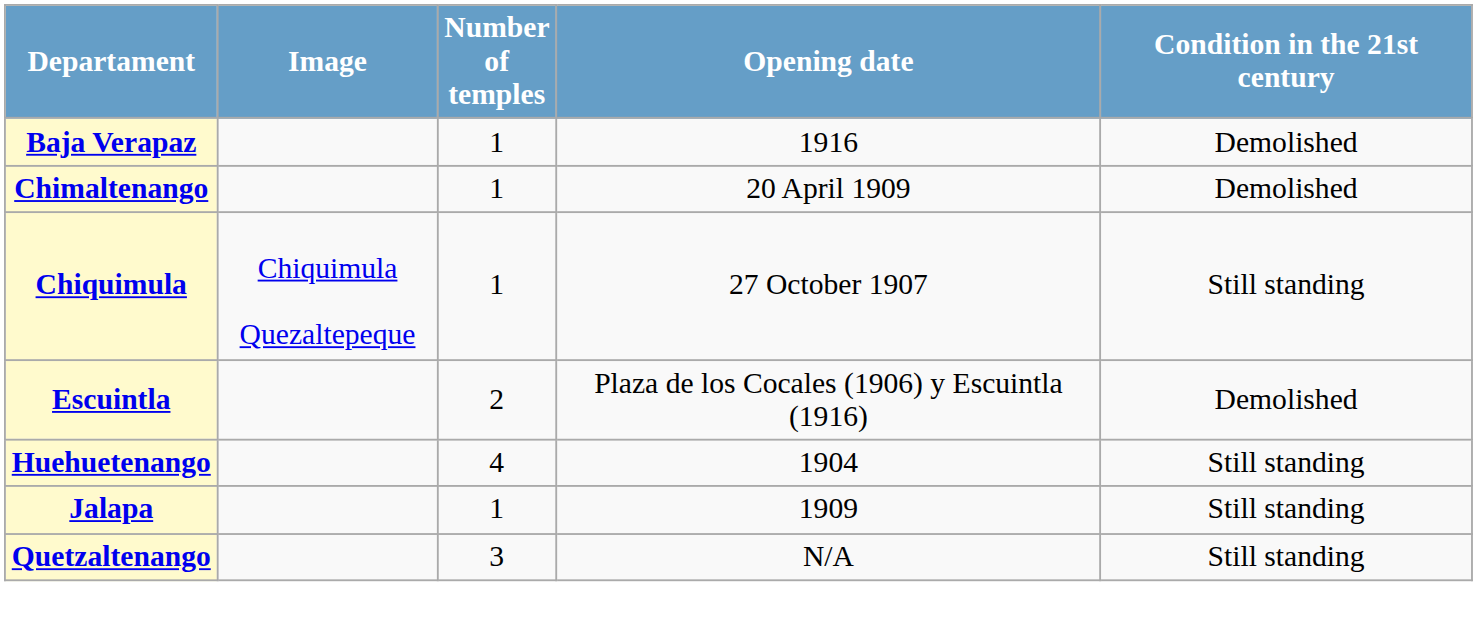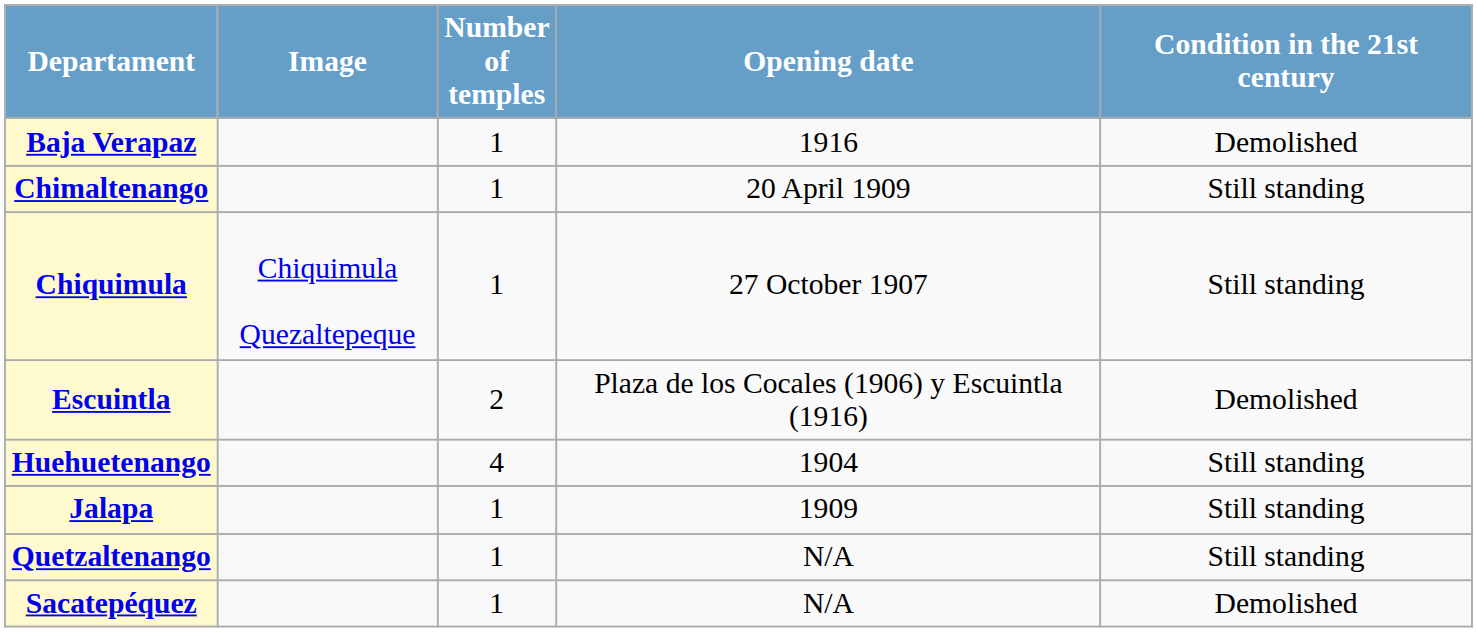(1286, 188) Demolished -> (1286, 188) Still standing
(497, 556) 3 -> (497, 556) 1
+ row: (111, 603)
